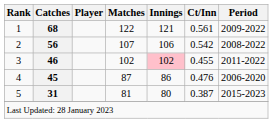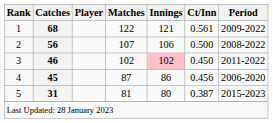(202, 45) 0.542 -> (202, 45) 0.500
(202, 61) 0.455 -> (202, 61) 0.450
(202, 77) 0.476 -> (202, 77) 0.456
